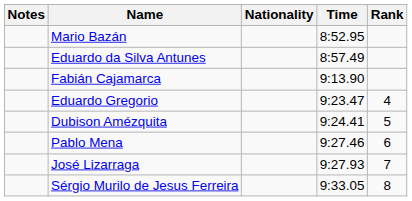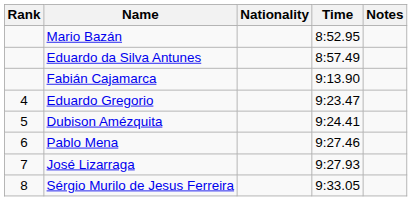columns swapped: (387, 15) <-> (26, 15)
